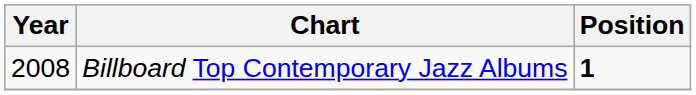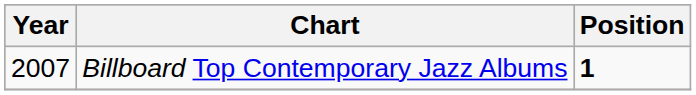(40, 67) 2008 -> (40, 67) 2007
